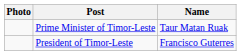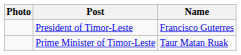rows swapped: (84, 43) <-> (95, 27)
